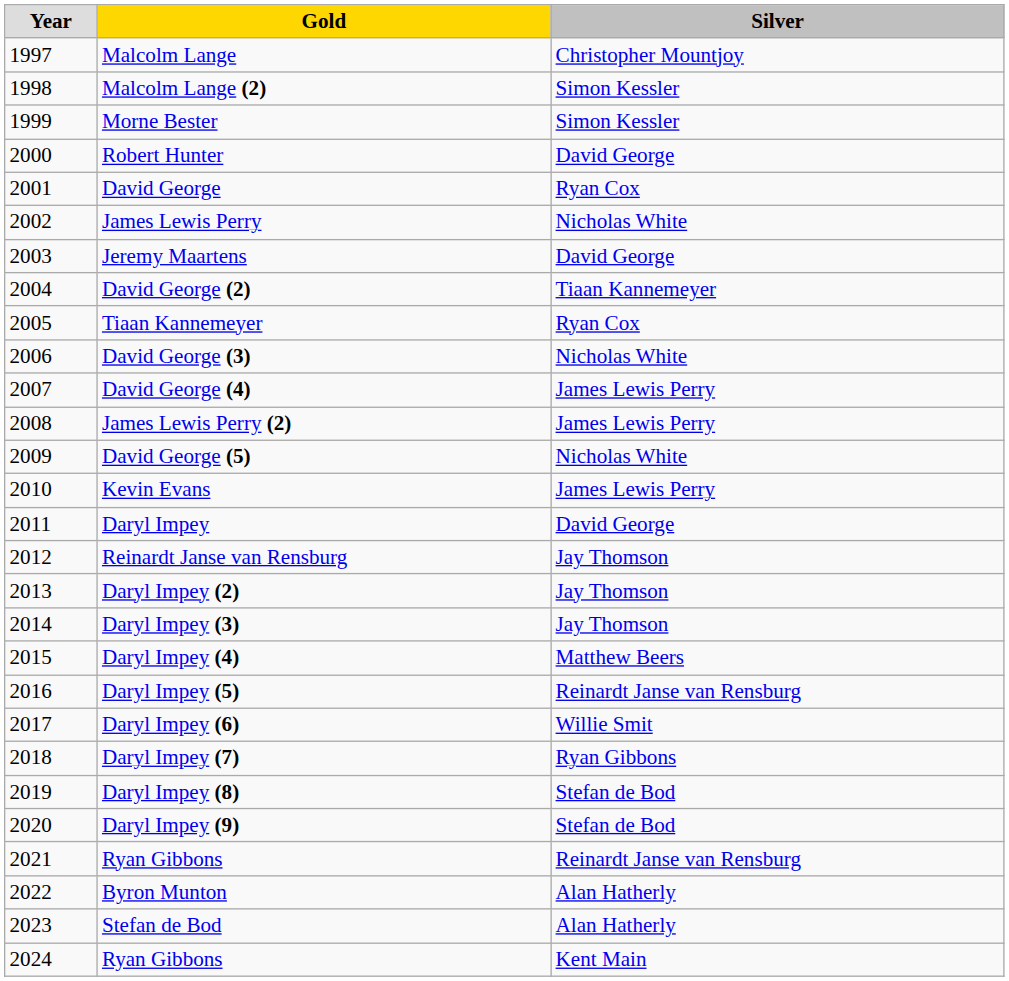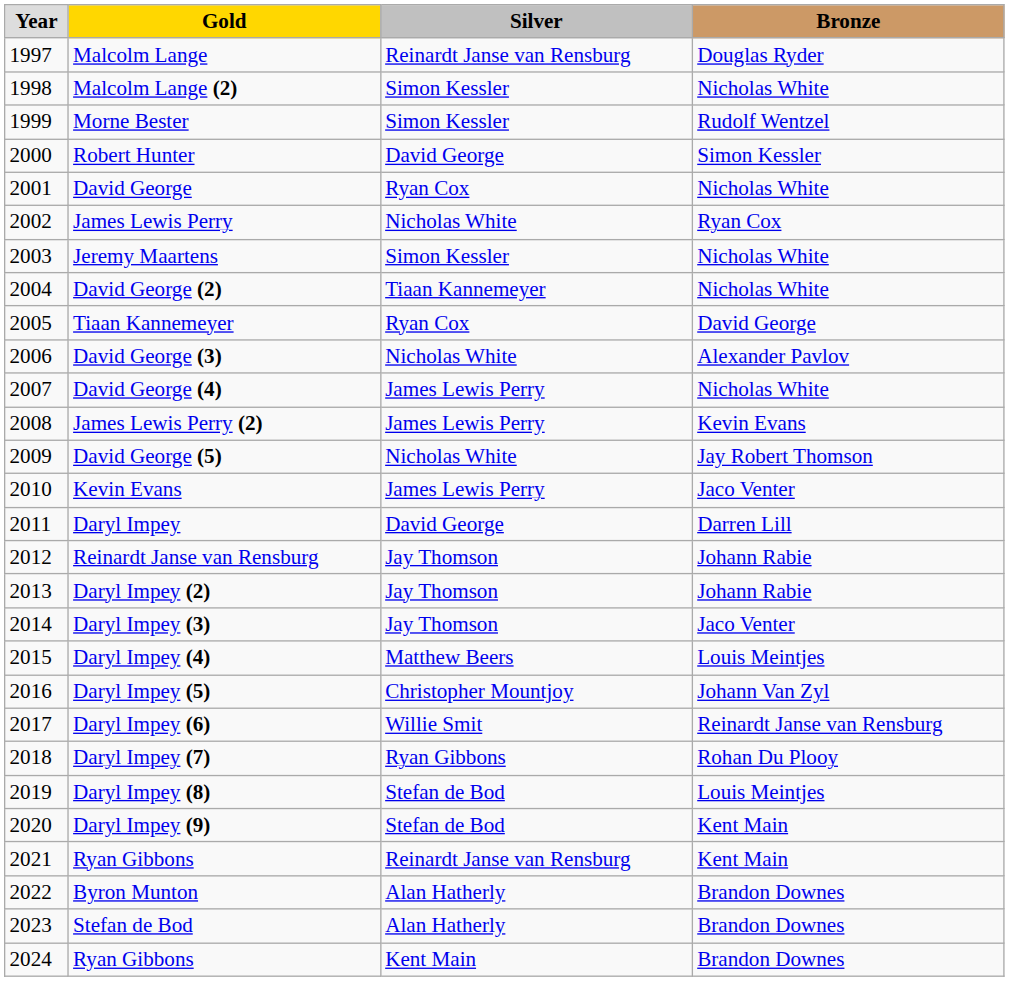+ column: (848, 21)
(650, 54) Christopher Mountjoy -> (508, 54) Reinardt Janse van Rensburg
(615, 255) David George -> (447, 255) Simon Kessler
(678, 691) Reinardt Janse van Rensburg -> (479, 691) Christopher Mountjoy
